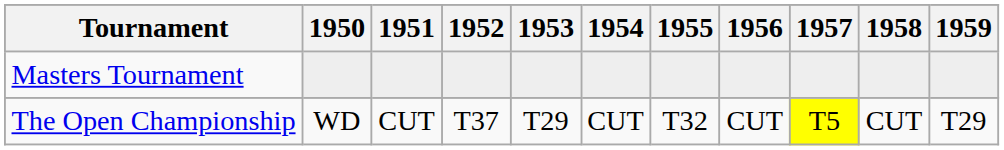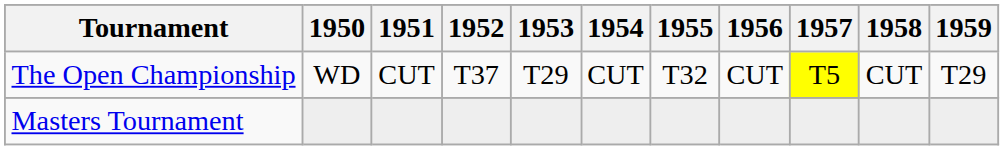rows swapped: (128, 74) <-> (154, 121)
